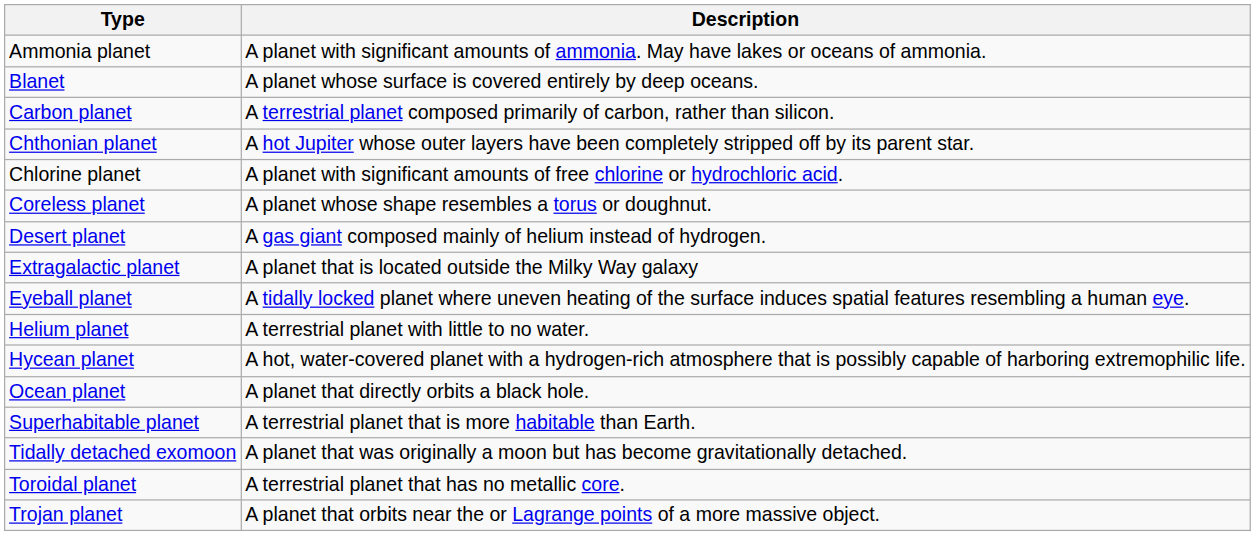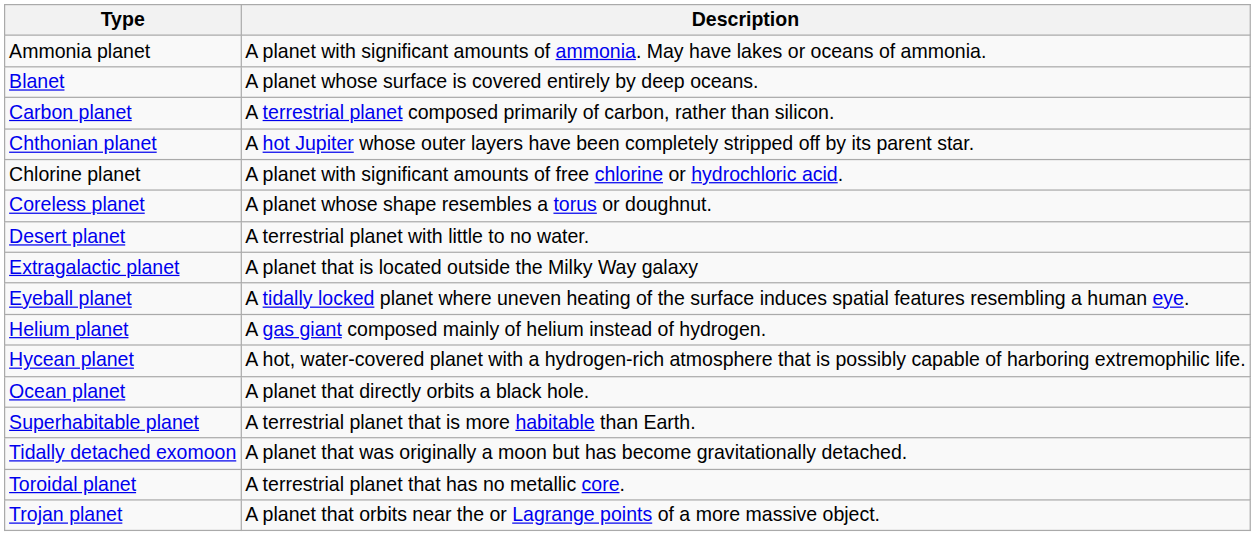(506, 236) A gas giant composed mainly of helium instead of hydrogen. -> (417, 236) A terrestrial planet with little to no water.
(417, 329) A terrestrial planet with little to no water. -> (506, 329) A gas giant composed mainly of helium instead of hydrogen.
